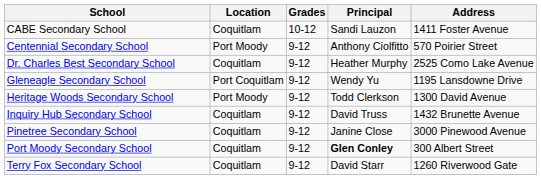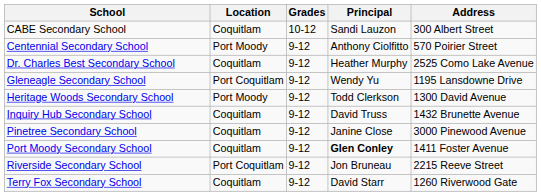(461, 30) 1411 Foster Avenue -> (453, 30) 300 Albert Street
(453, 149) 300 Albert Street -> (461, 149) 1411 Foster Avenue
+ row: (74, 166)
